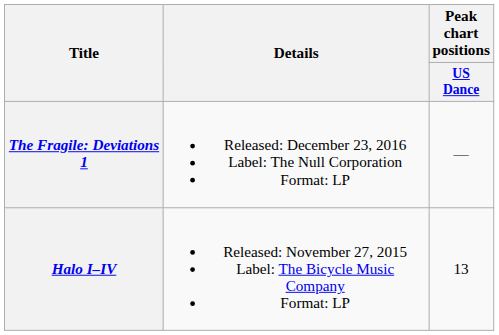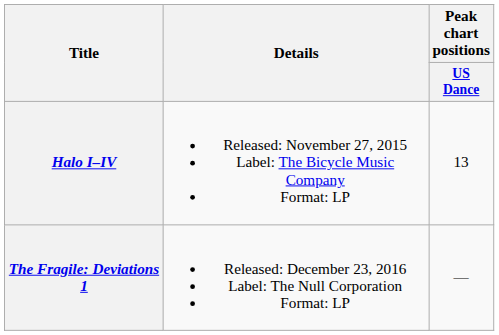rows swapped: (84, 268) <-> (84, 154)
